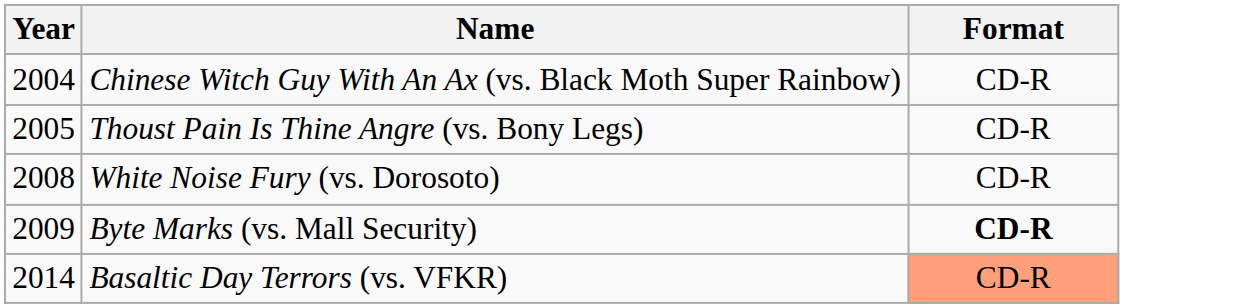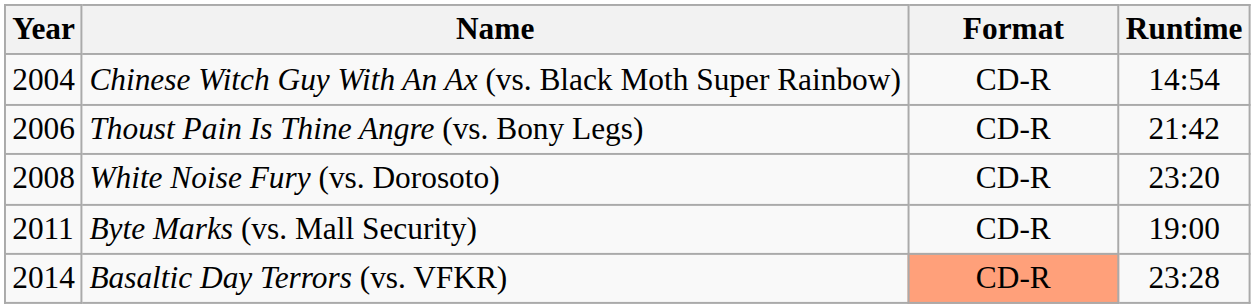+ column: (1184, 29)
(44, 128) 2005 -> (44, 128) 2006
(44, 228) 2009 -> (43, 228) 2011
(1013, 228) bold -> (1013, 228) normal
